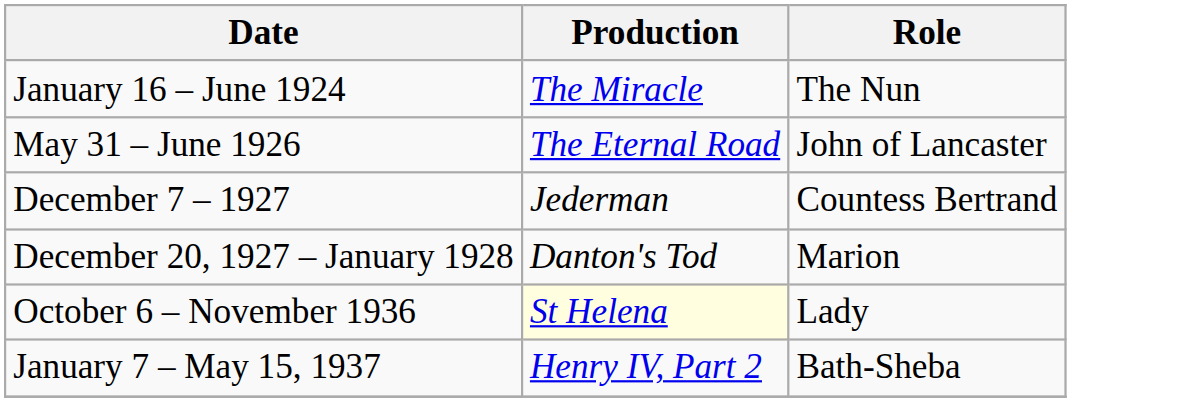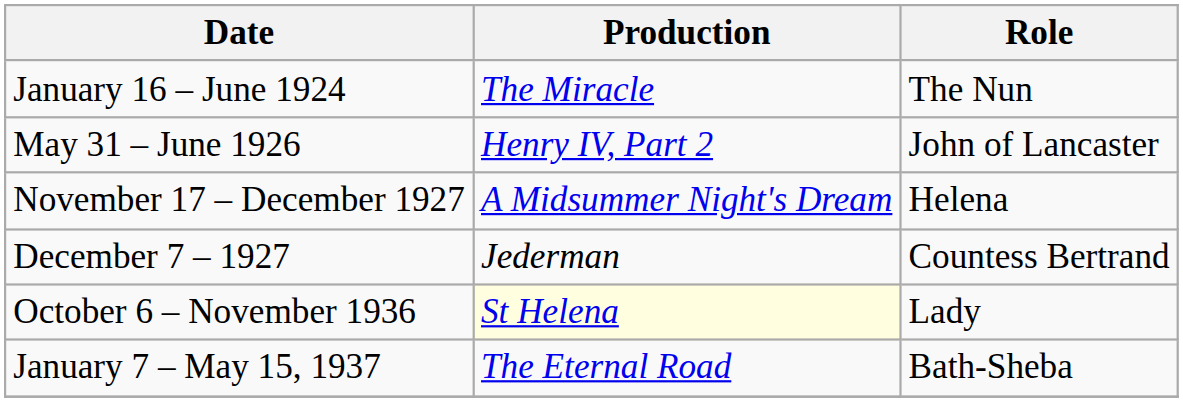(655, 144) The Eternal Road -> (597, 144) Henry IV, Part 2
+ row: (239, 199)
- row: (263, 255)
(646, 367) Henry IV, Part 2 -> (606, 367) The Eternal Road
